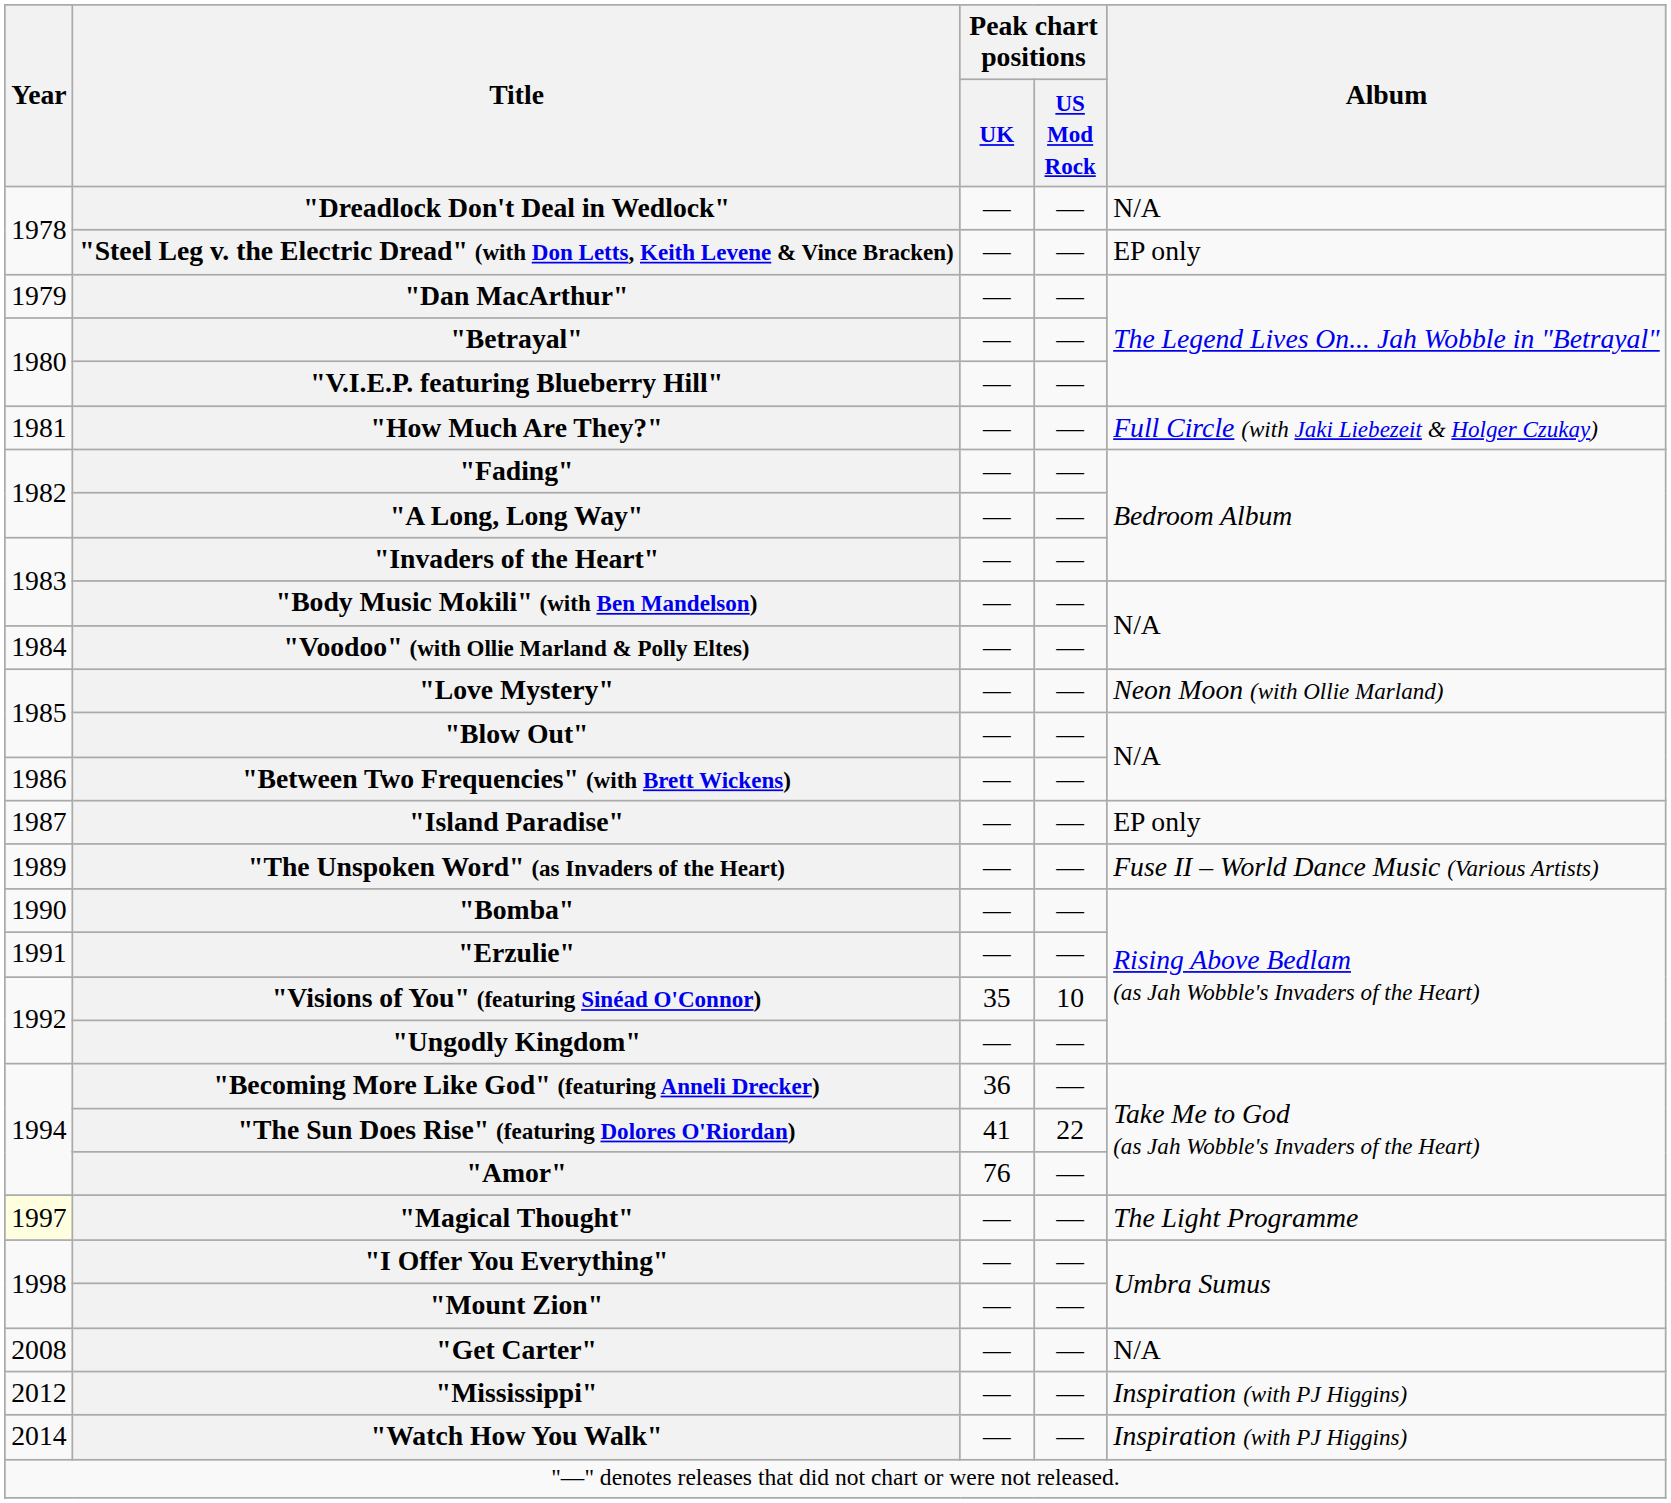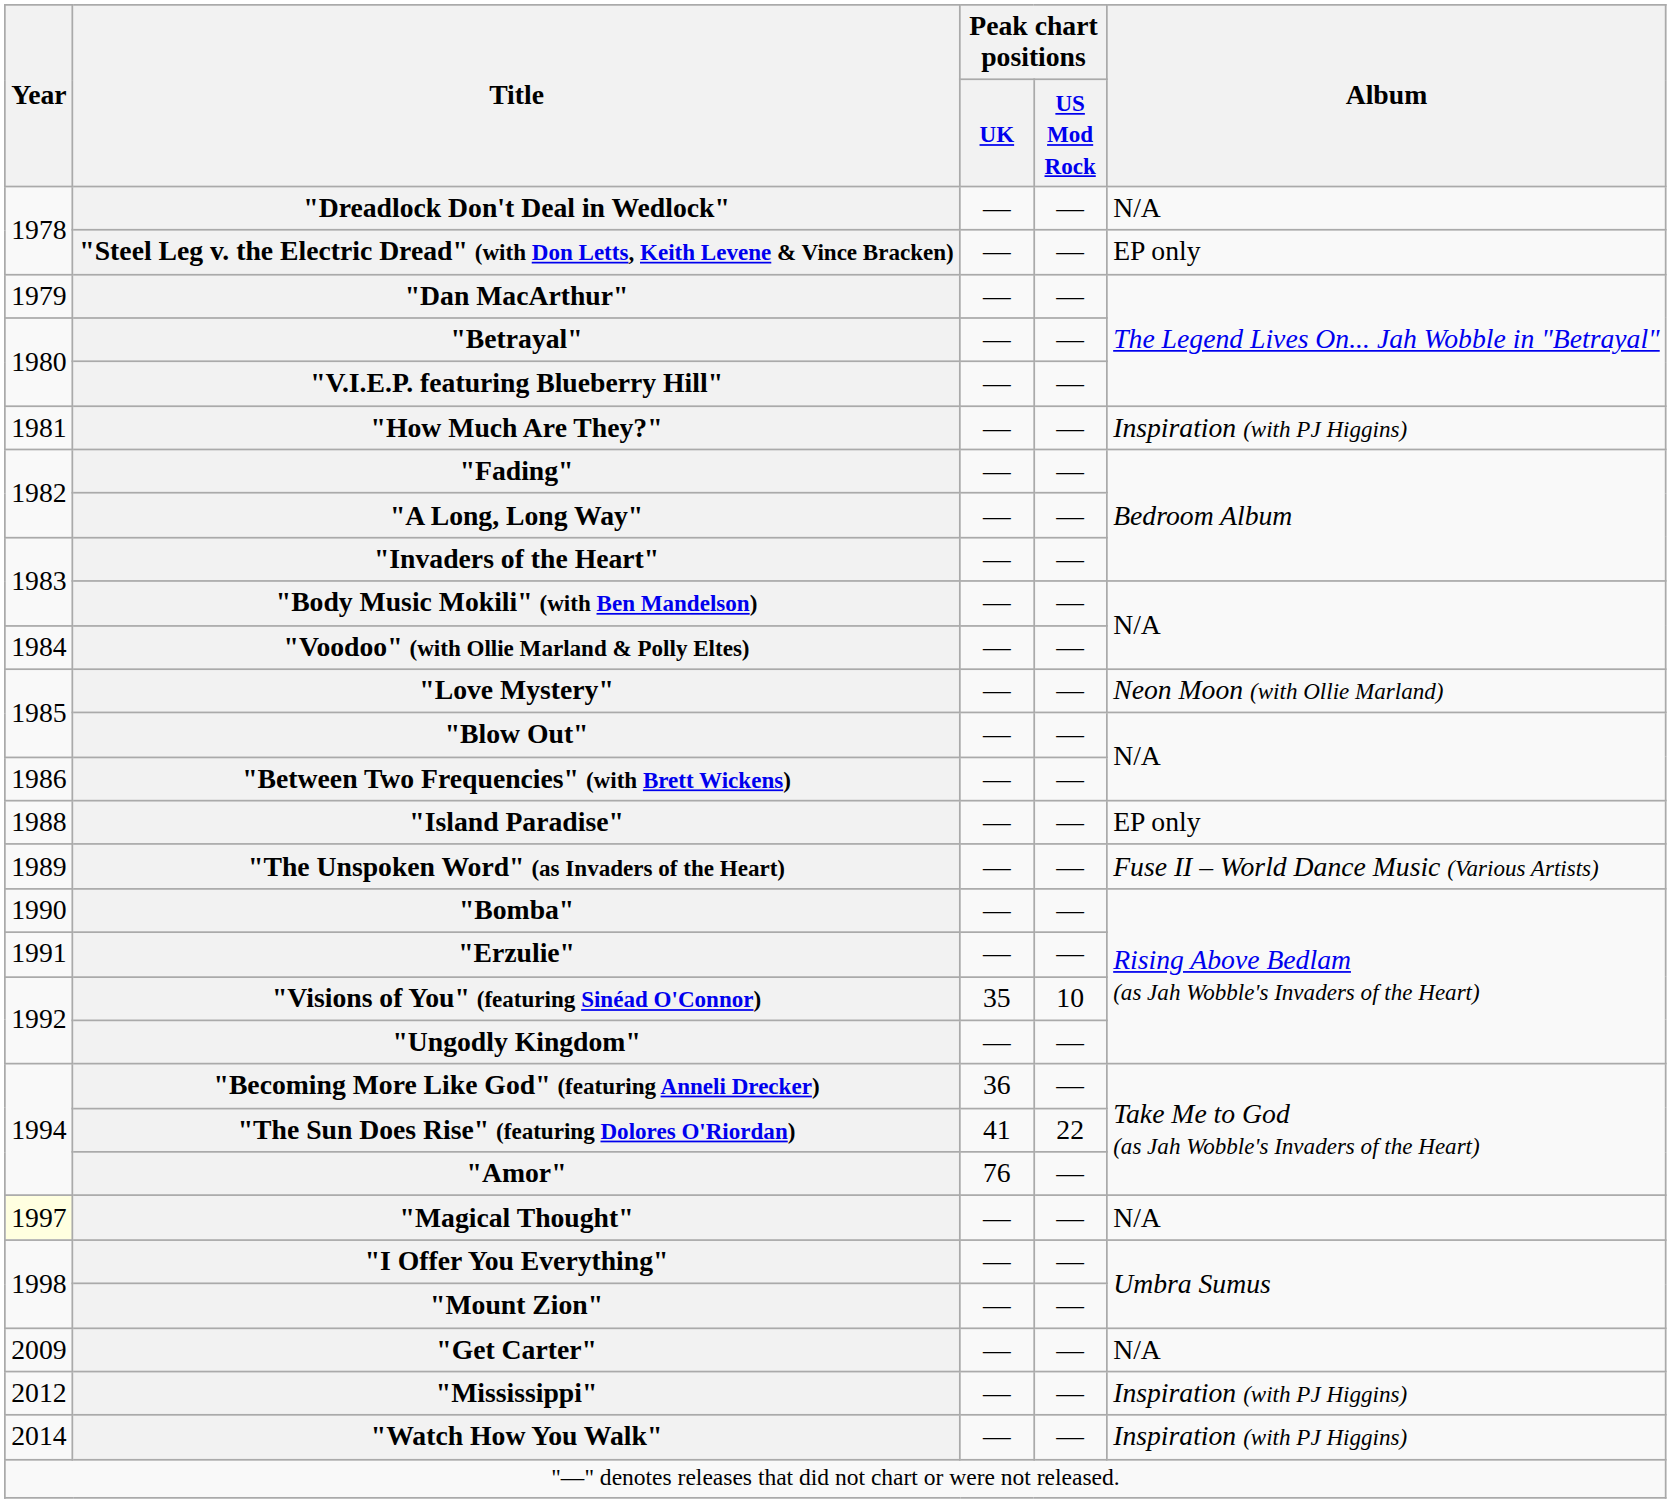(1356, 427) Full Circle (with Jaki Liebezeit & Holger Czukay) -> (1260, 427) Inspiration (with PJ Higgins)
(39, 822) 1987 -> (39, 822) 1988
(1236, 1217) The Light Programme -> (1137, 1217) N/A
(39, 1349) 2008 -> (39, 1349) 2009
